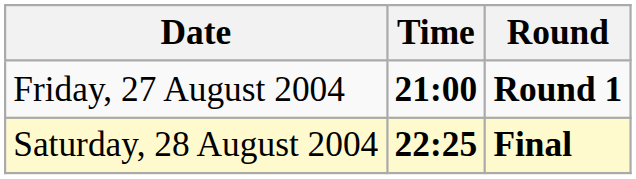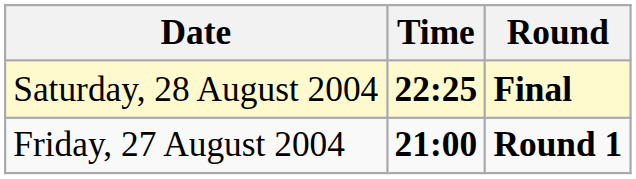rows swapped: (179, 88) <-> (196, 144)
